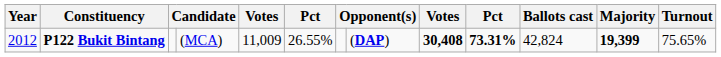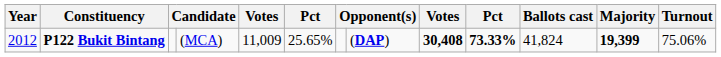(310, 40) 26.55% -> (310, 40) 25.65%
(493, 40) 73.31% -> (493, 40) 73.33%
(543, 40) 42,824 -> (543, 40) 41,824
(684, 40) 75.65% -> (684, 40) 75.06%
